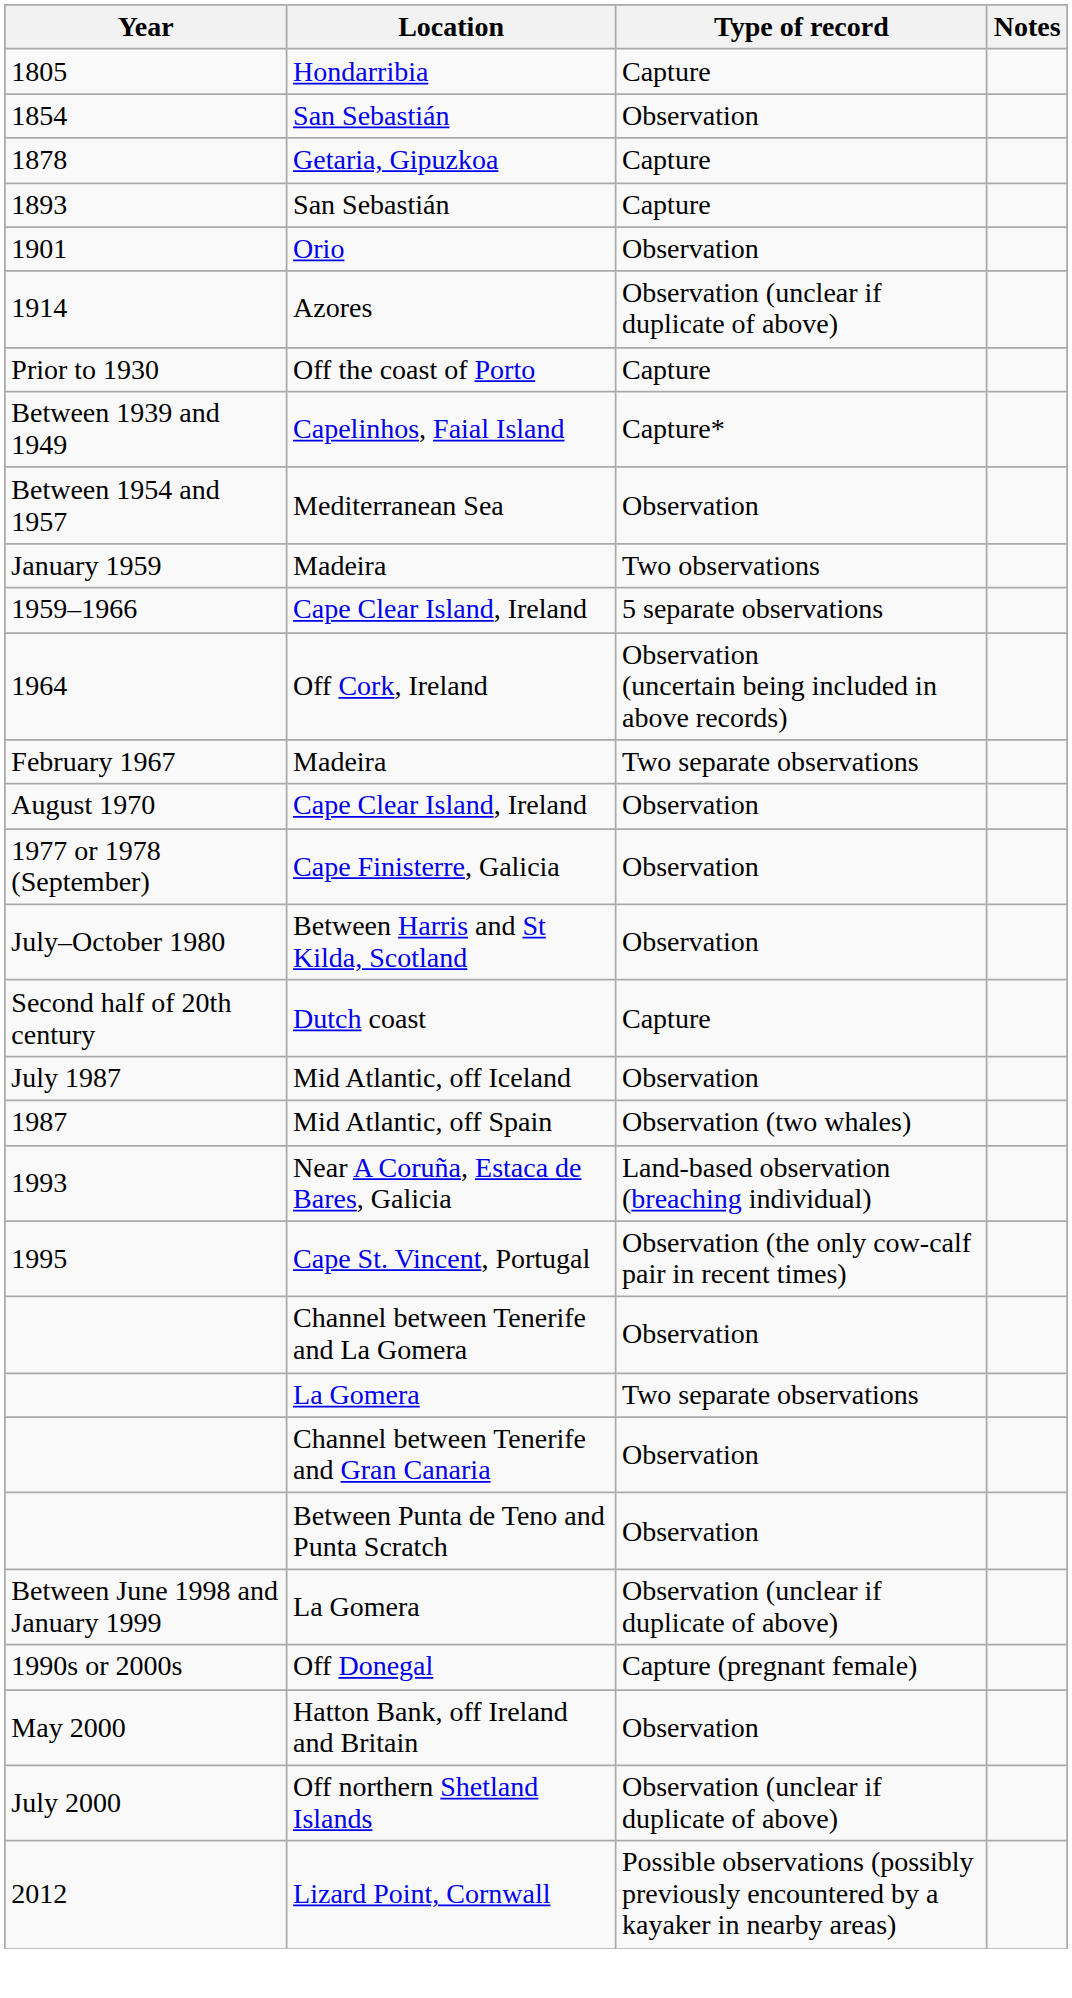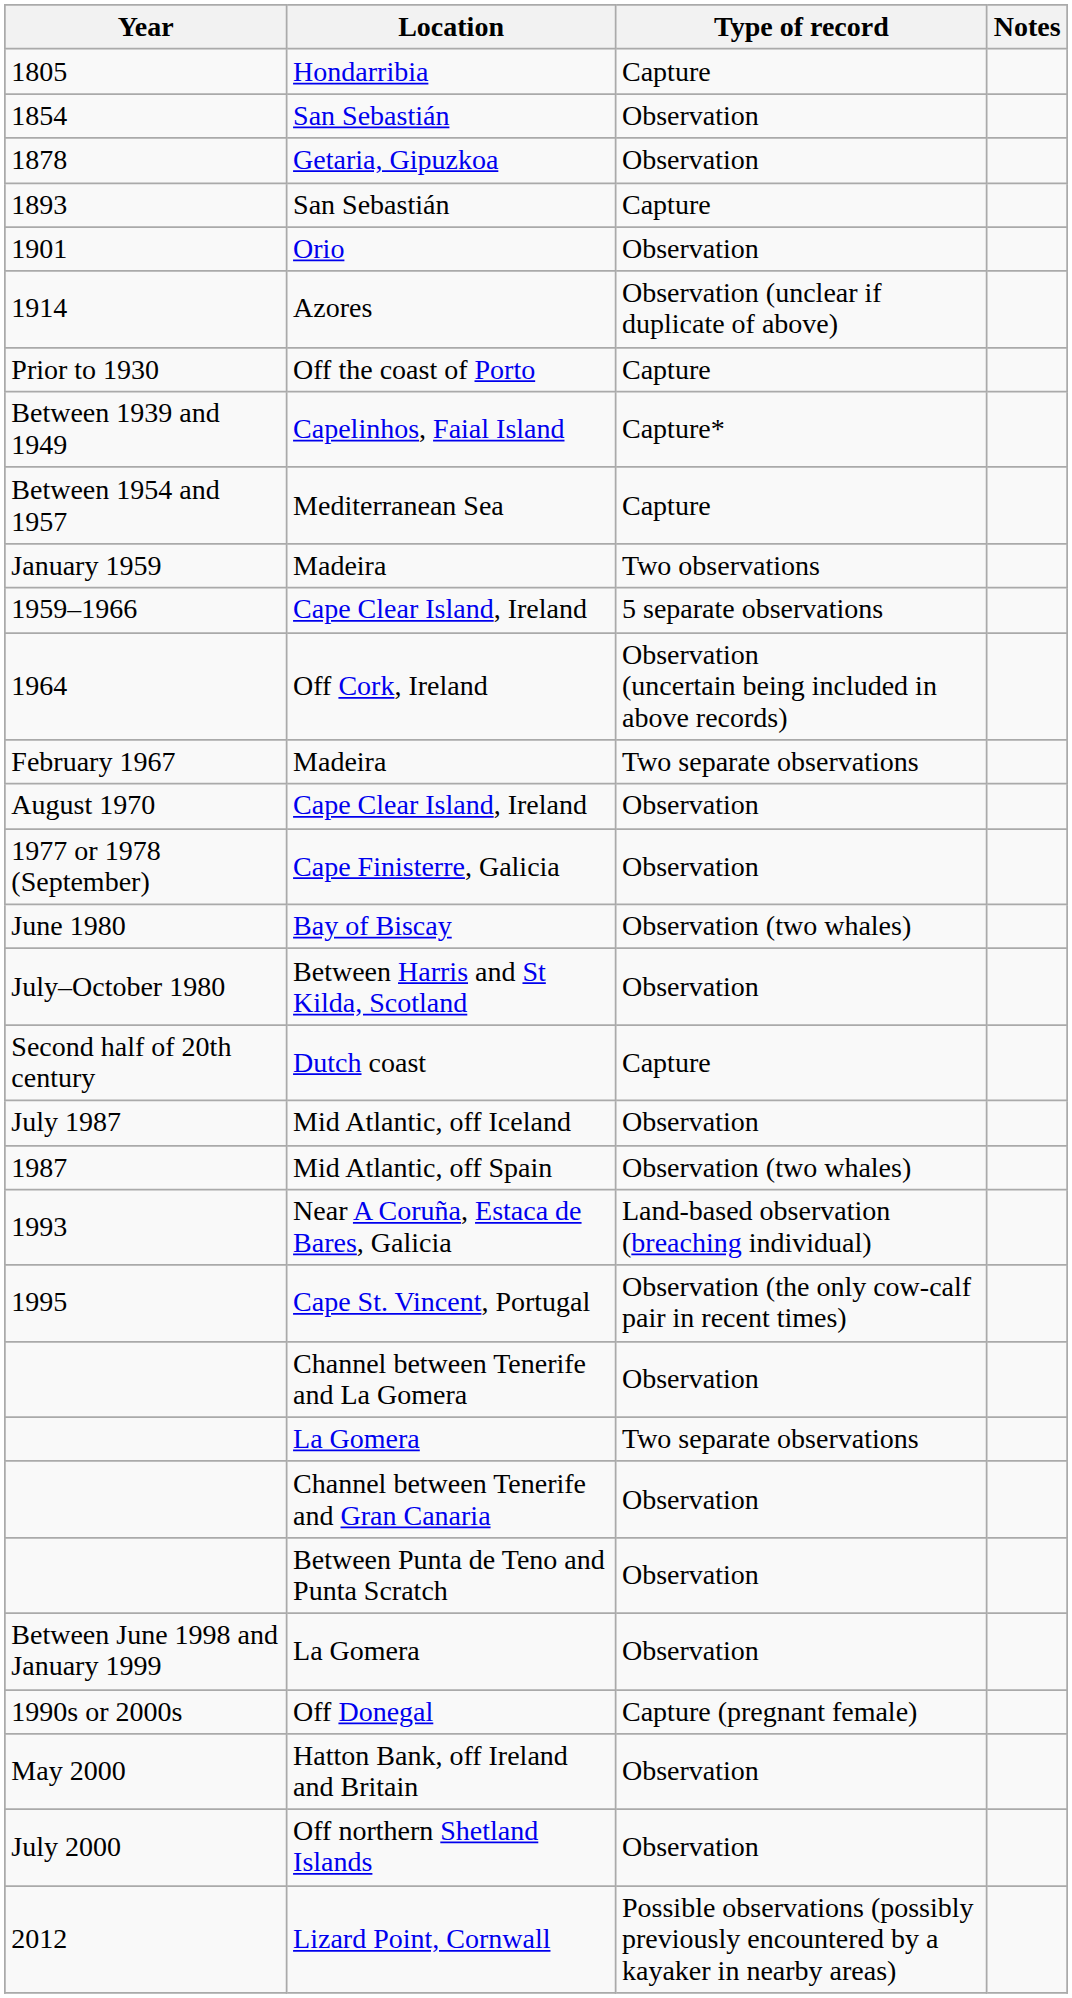(666, 159) Capture -> (690, 159) Observation
(690, 505) Observation -> (666, 505) Capture
+ row: (68, 926)
(752, 1606) Observation (unclear if duplicate of above) -> (690, 1650) Observation
(752, 1802) Observation (unclear if duplicate of above) -> (690, 1847) Observation
